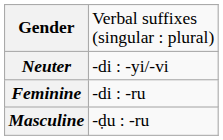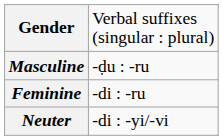rows swapped: (46, 120) <-> (46, 65)
